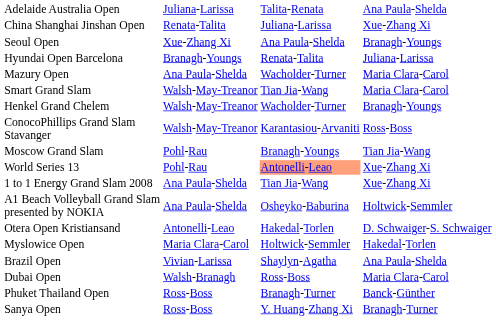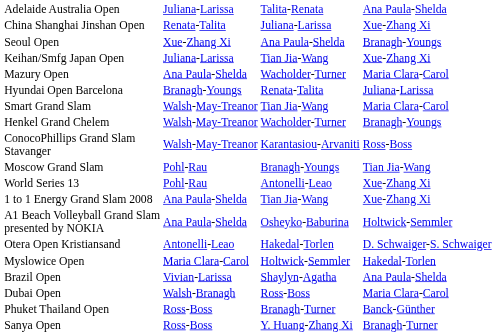+ row: (64, 58)
rows swapped: (64, 58) <-> (36, 74)
(296, 167) lightsalmon background -> (296, 183) no background
